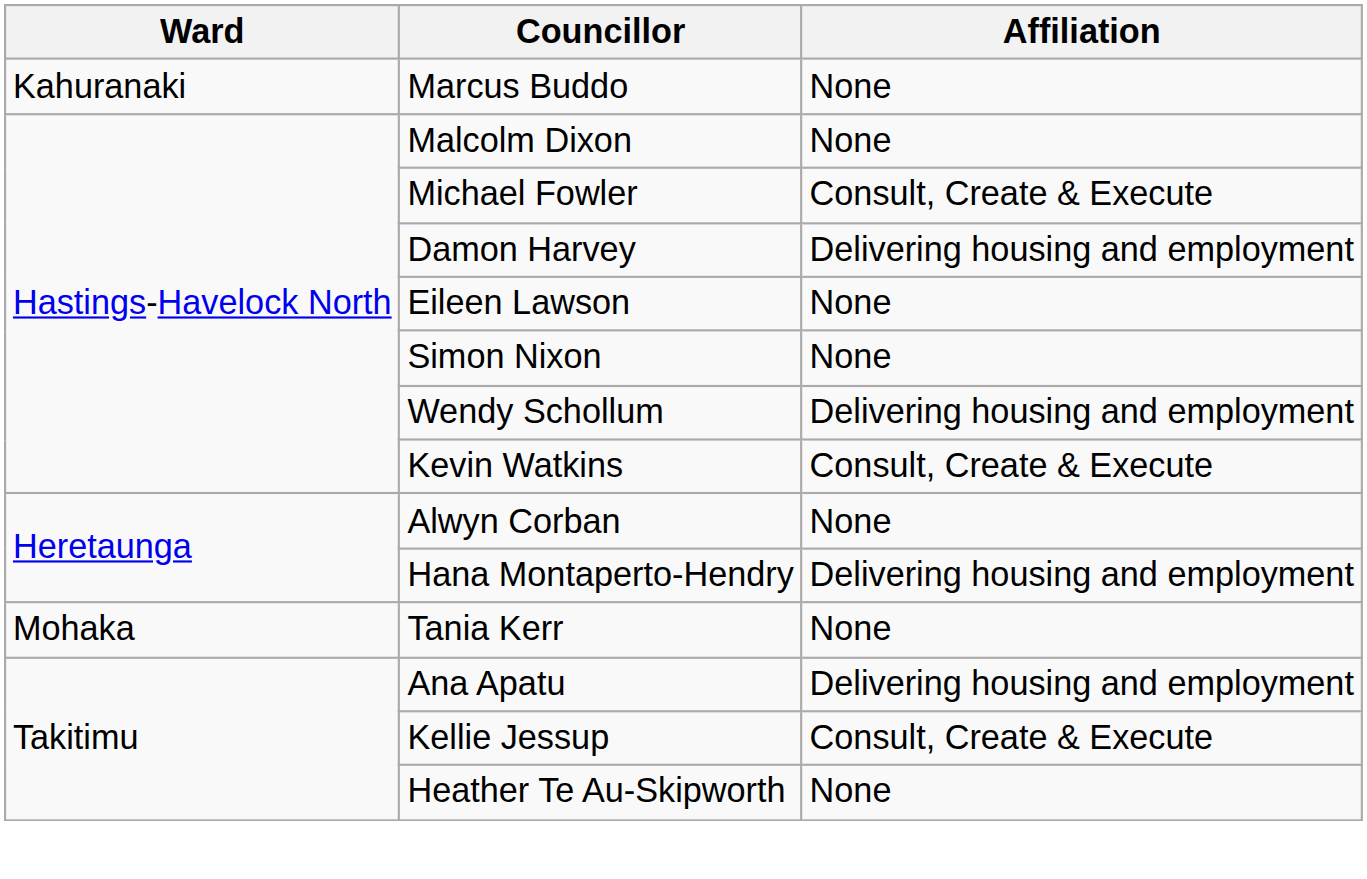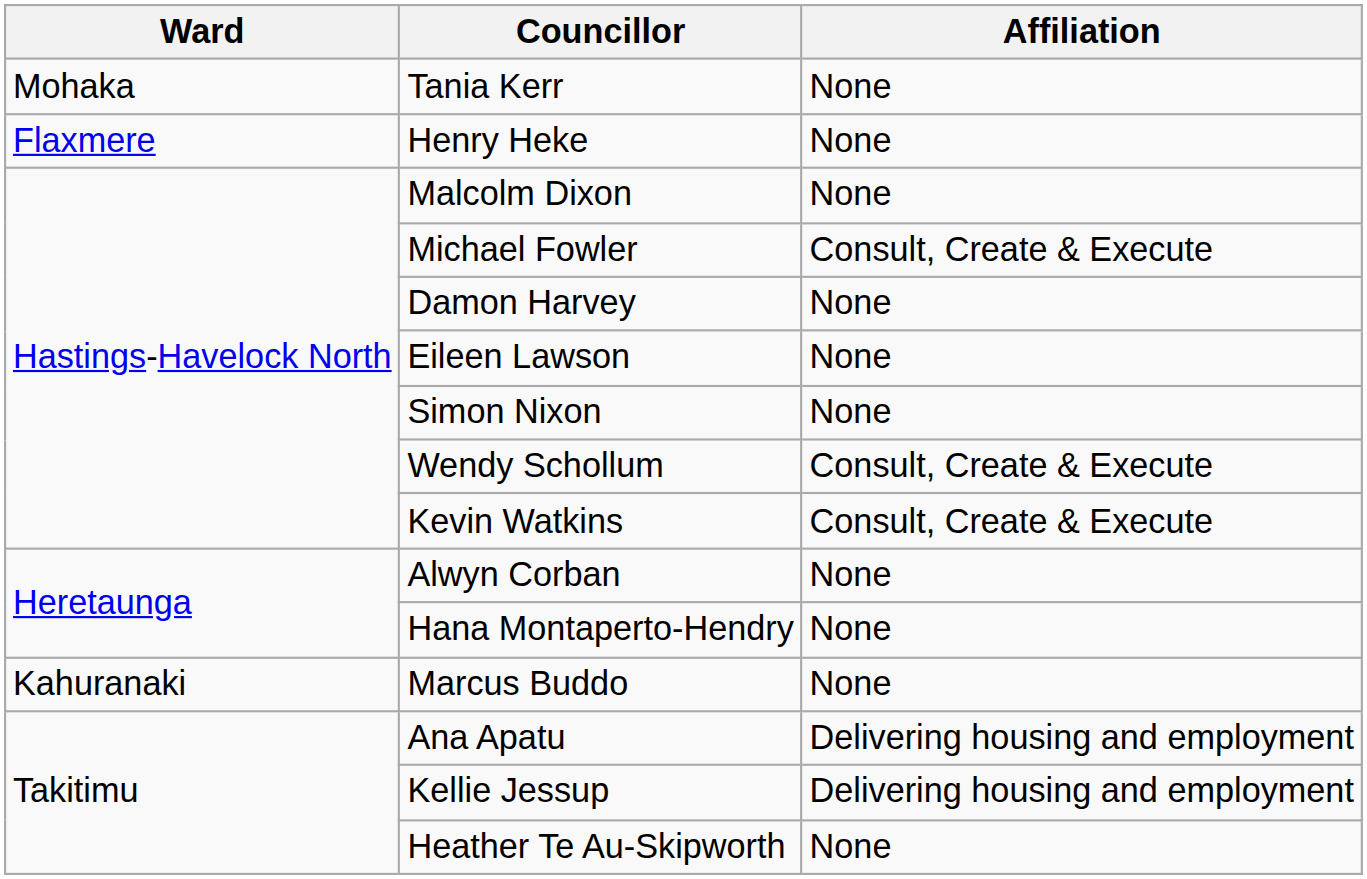rows swapped: (485, 628) <-> (518, 85)
+ row: (498, 140)
(1082, 248) Delivering housing and employment -> (851, 303) None
(1082, 411) Delivering housing and employment -> (1011, 466) Consult, Create & Execute
(1082, 574) Delivering housing and employment -> (851, 628) None
(1011, 737) Consult, Create & Execute -> (1082, 791) Delivering housing and employment
